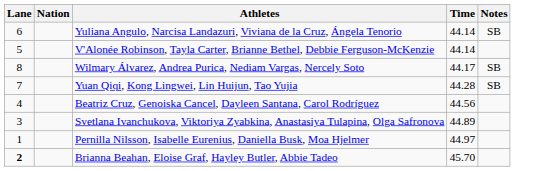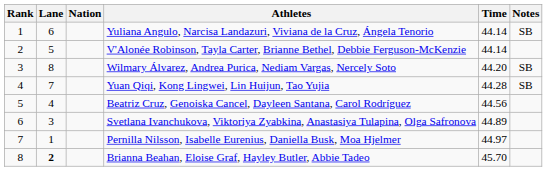+ column: (20, 13)
(462, 67) 44.17 -> (494, 67) 44.20
